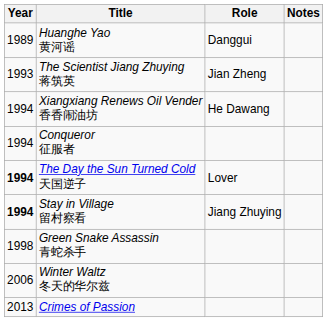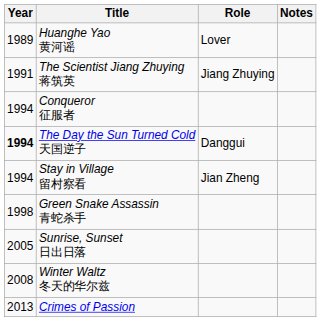(230, 40) Danggui -> (216, 40) Lover
(20, 74) 1993 -> (20, 74) 1991
(237, 74) Jian Zheng -> (238, 74) Jiang Zhuying
- row: (121, 108)
(223, 177) Lover -> (223, 143) Danggui
(20, 212) bold -> (20, 177) normal
(245, 212) Jiang Zhuying -> (230, 177) Jian Zheng
+ row: (81, 245)
(20, 280) 2006 -> (20, 280) 2008
